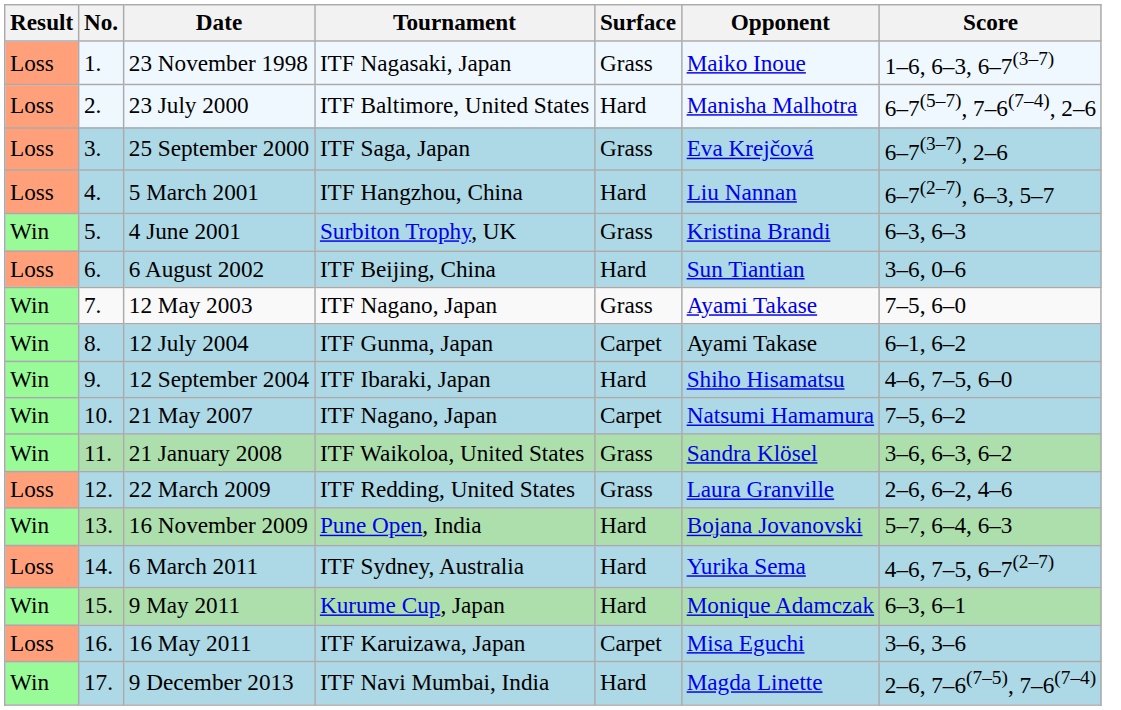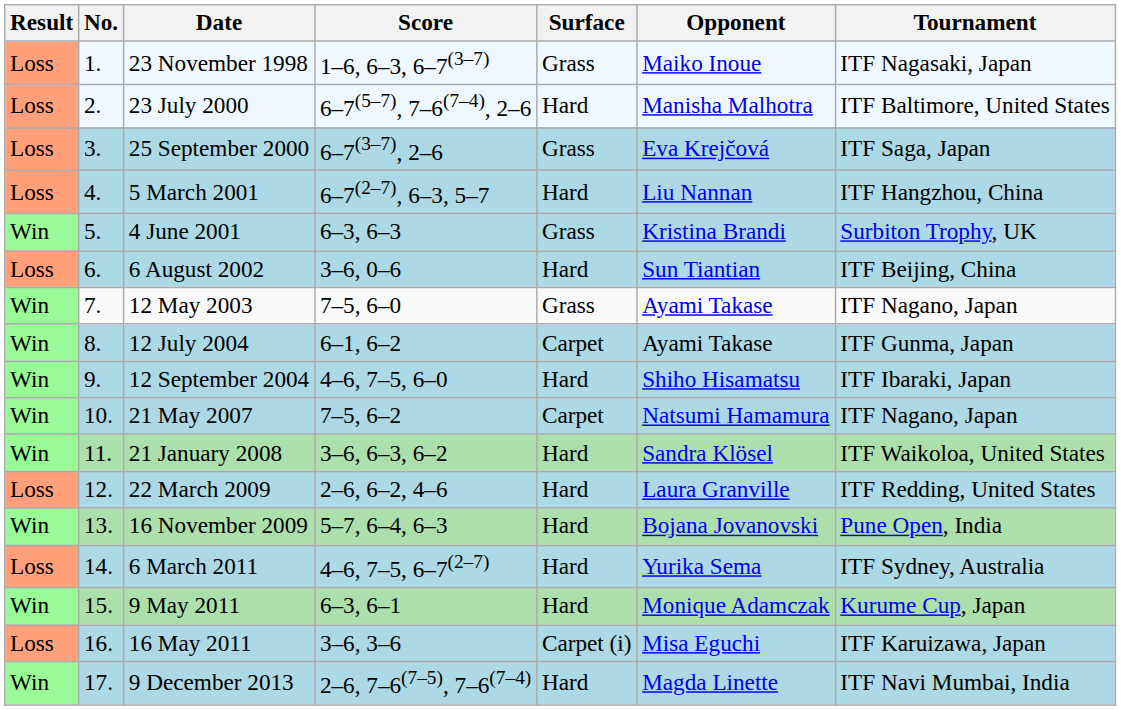columns swapped: (455, 22) <-> (990, 22)
(626, 452) Grass -> (565, 452) Hard
(626, 489) Grass -> (565, 489) Hard
(631, 642) Carpet -> (587, 642) Carpet (i)
